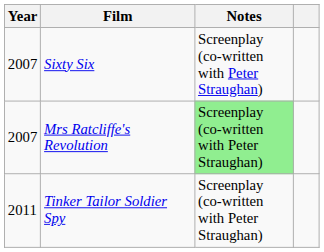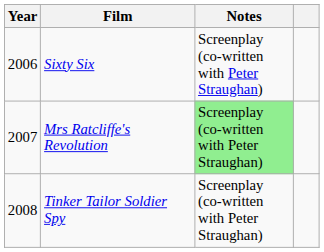(23, 64) 2007 -> (23, 64) 2006
(22, 210) 2011 -> (23, 210) 2008
